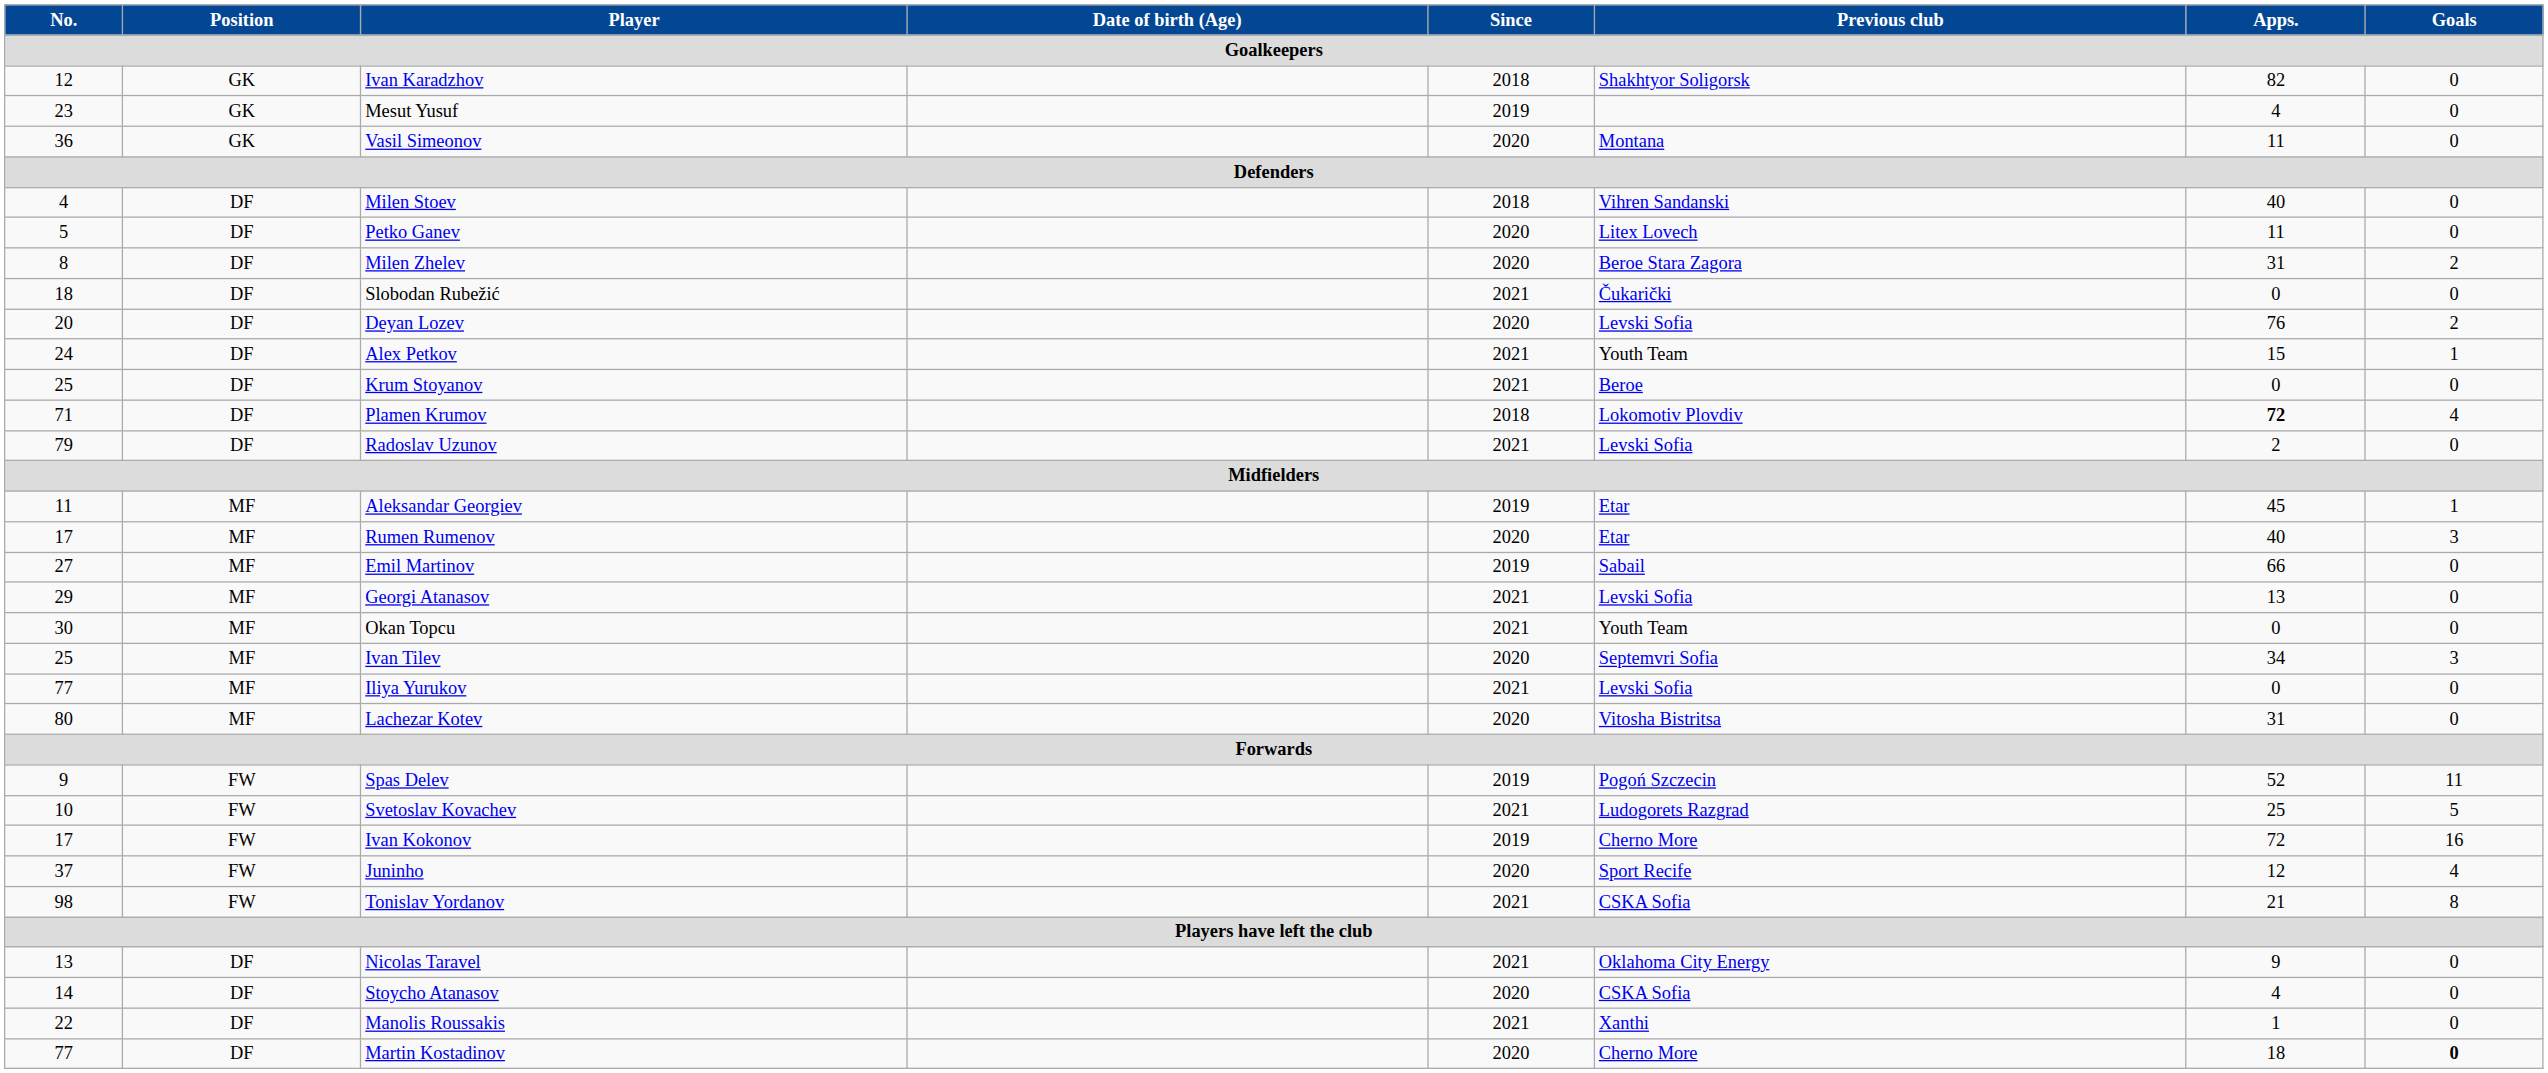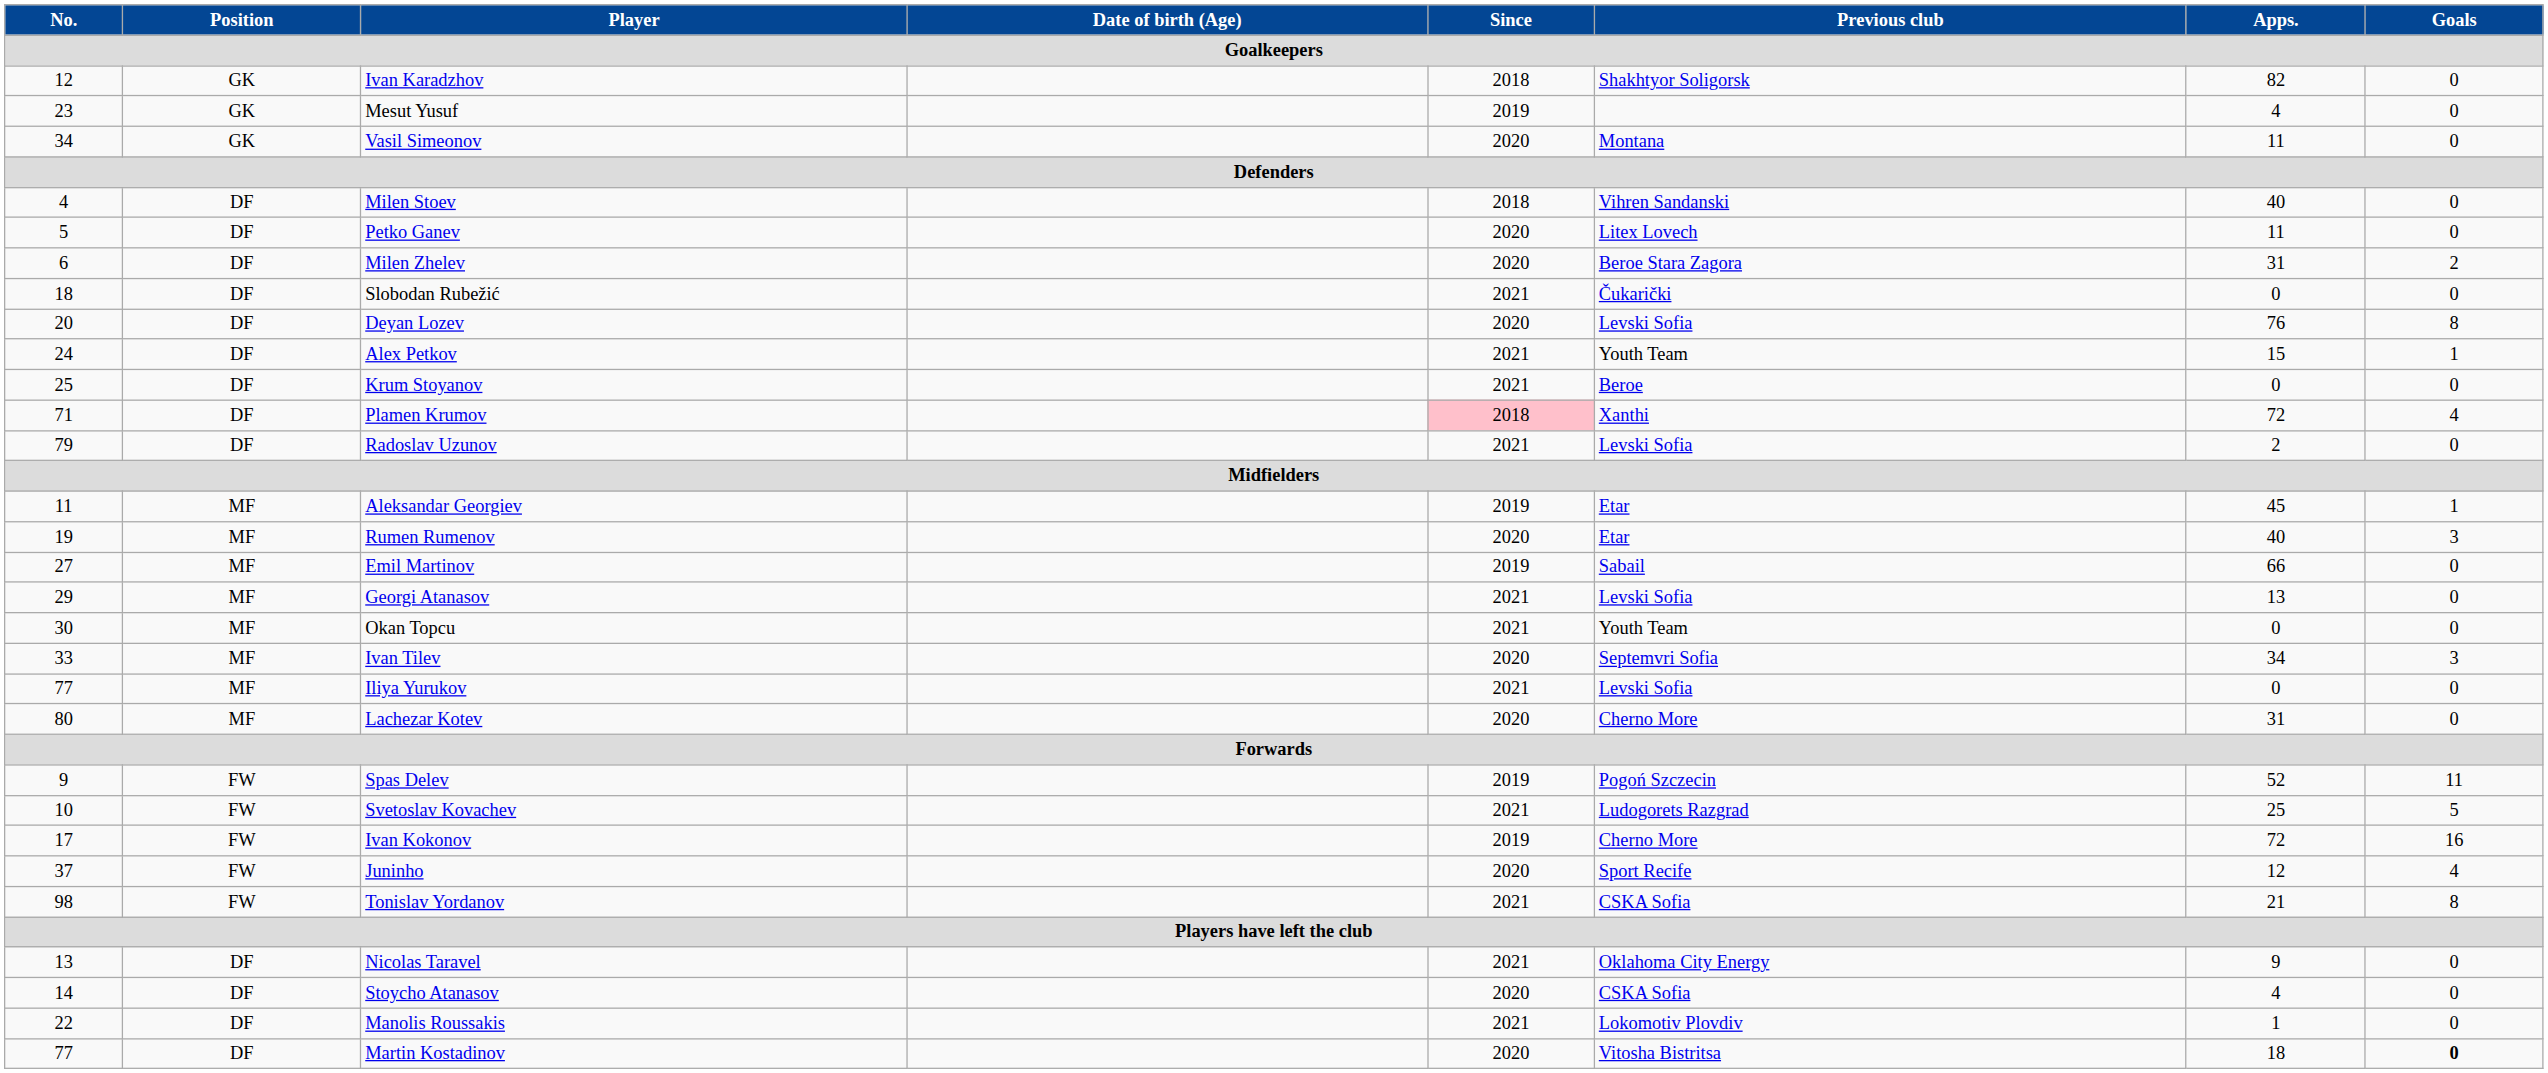(64, 141) 36 -> (64, 141) 34
(64, 263) 8 -> (64, 263) 6
(2454, 324) 2 -> (2454, 324) 8
(1511, 415) no background -> (1511, 415) pink background
(1671, 415) Lokomotiv Plovdiv -> (1624, 415) Xanthi
(2276, 415) bold -> (2276, 415) normal
(64, 536) 17 -> (64, 536) 19
(64, 658) 25 -> (64, 658) 33
(1660, 719) Vitosha Bistritsa -> (1648, 719) Cherno More
(1624, 1023) Xanthi -> (1671, 1023) Lokomotiv Plovdiv
(1648, 1053) Cherno More -> (1660, 1053) Vitosha Bistritsa
